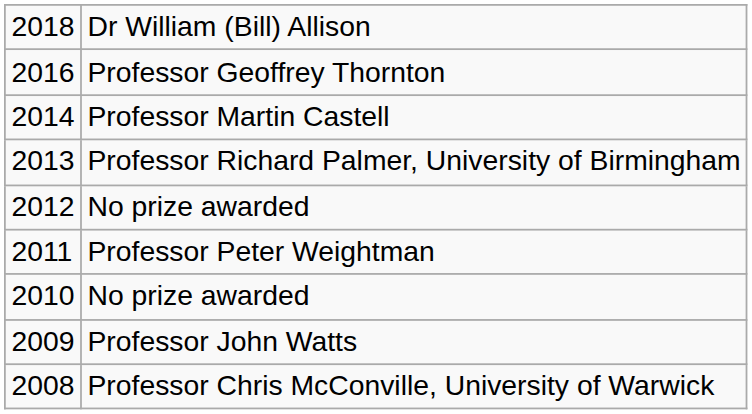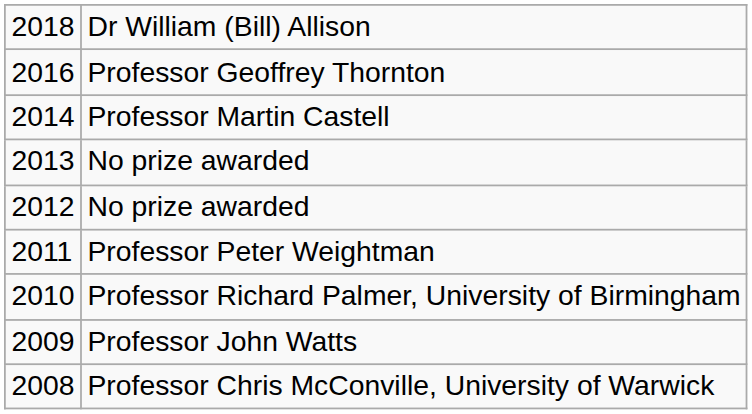(414, 161) Professor Richard Palmer, University of Birmingham -> (198, 161) No prize awarded
(198, 296) No prize awarded -> (414, 296) Professor Richard Palmer, University of Birmingham
